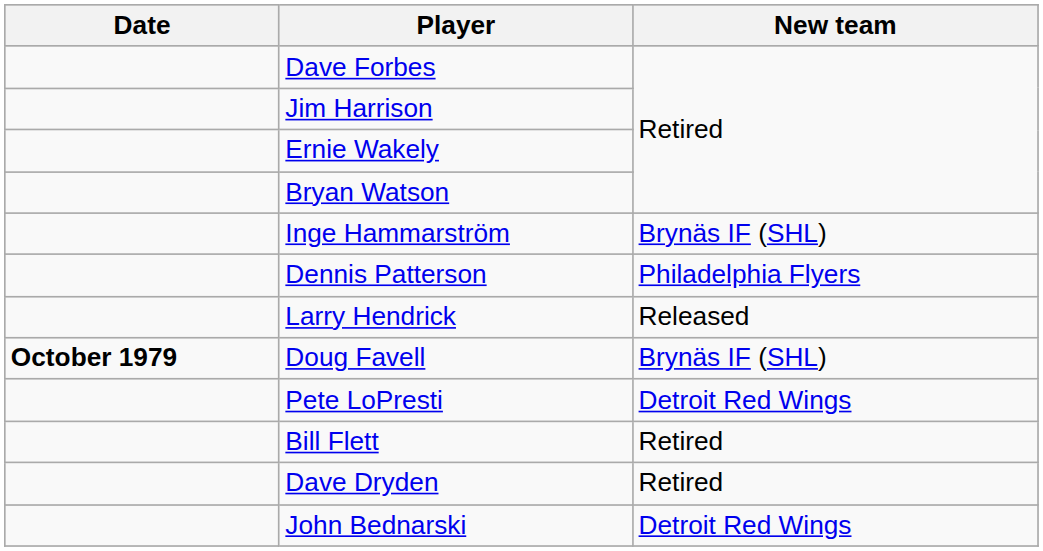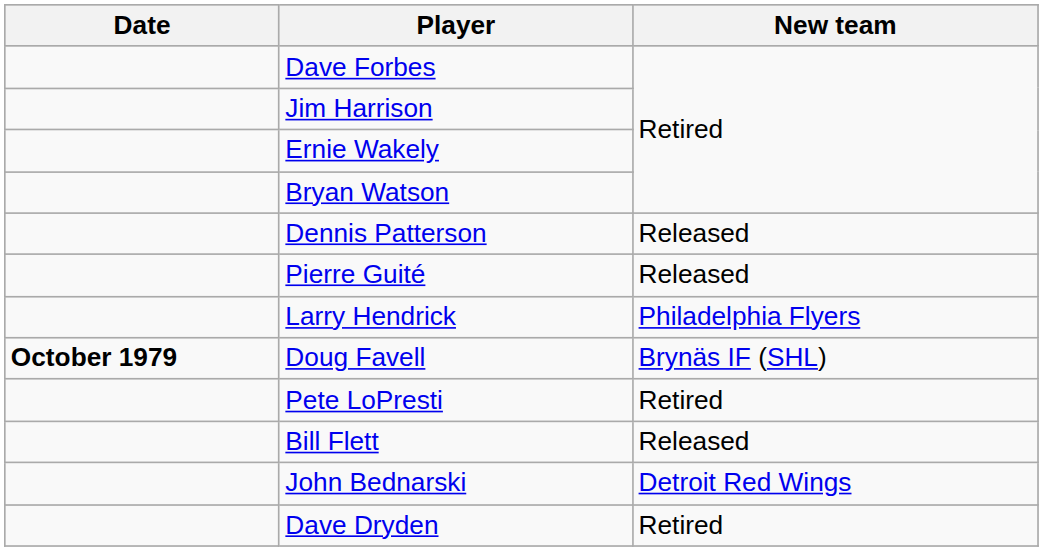- row: (398, 233)
(749, 274) Philadelphia Flyers -> (694, 233) Released
+ row: (355, 274)
(694, 316) Released -> (749, 316) Philadelphia Flyers
(745, 399) Detroit Red Wings -> (681, 399) Retired
(681, 441) Retired -> (694, 441) Released
rows swapped: (362, 483) <-> (376, 524)
